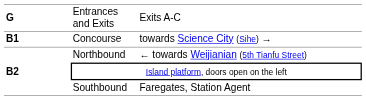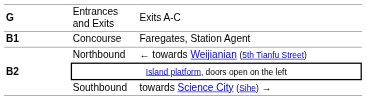(206, 39) towards Science City (Sihe) → -> (195, 39) Faregates, Station Agent
(195, 87) Faregates, Station Agent -> (206, 87) towards Science City (Sihe) →
